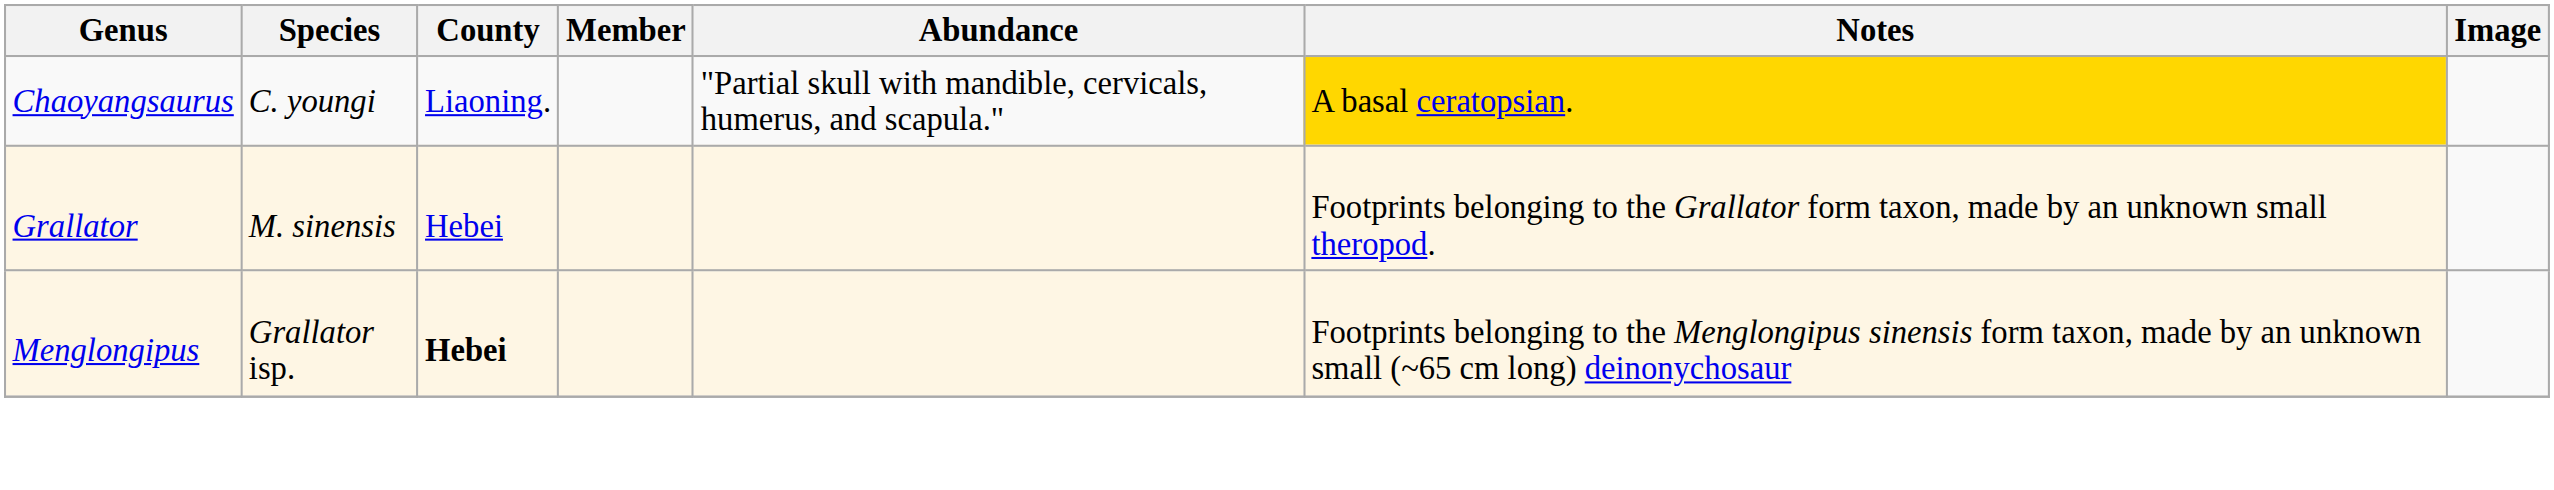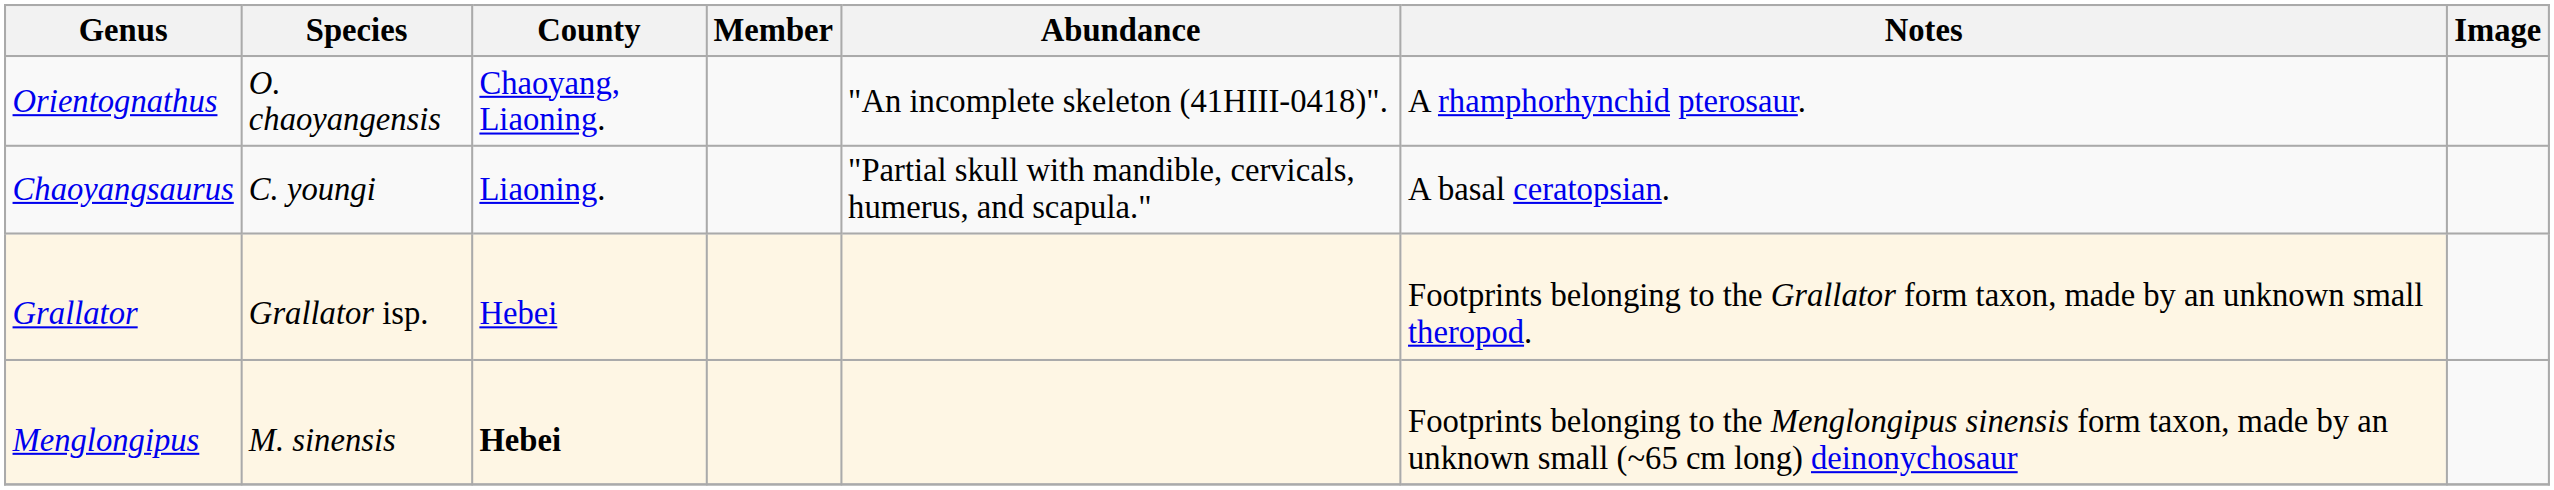+ row: (115, 100)
(1442, 100) gold background -> (1539, 188) no background
(322, 225) M. sinensis -> (339, 314) Grallator isp.
(311, 350) Grallator isp. -> (322, 439) M. sinensis
